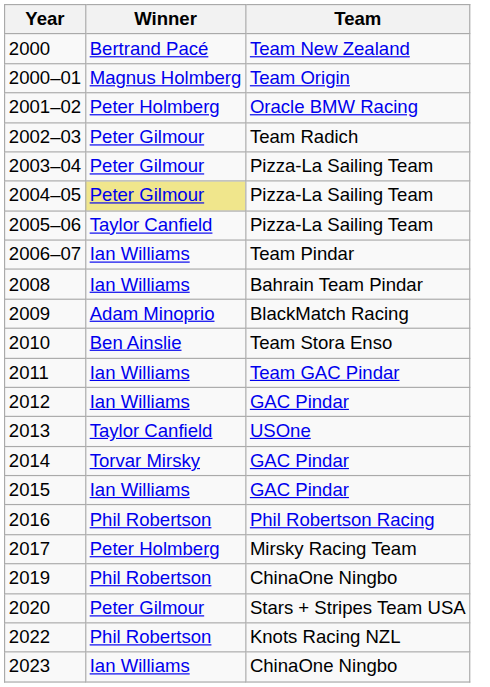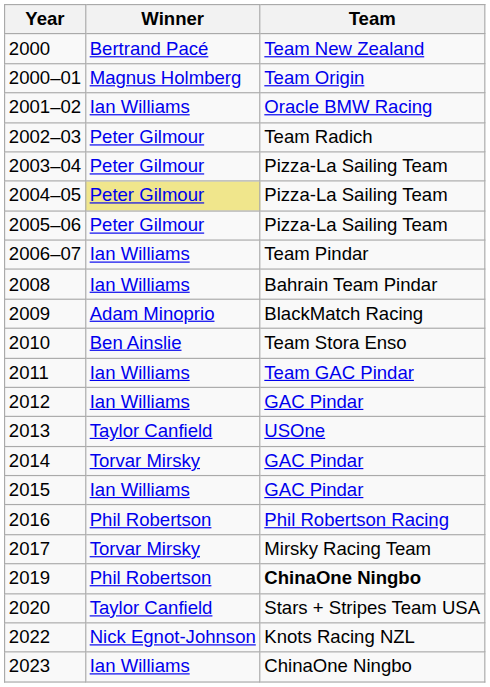(155, 107) Peter Holmberg -> (140, 107) Ian Williams
(151, 225) Taylor Canfield -> (147, 225) Peter Gilmour
(155, 549) Peter Holmberg -> (145, 549) Torvar Mirsky
(324, 578) normal -> (343, 578) bold
(147, 607) Peter Gilmour -> (151, 607) Taylor Canfield
(151, 637) Phil Robertson -> (173, 637) Nick Egnot-Johnson
